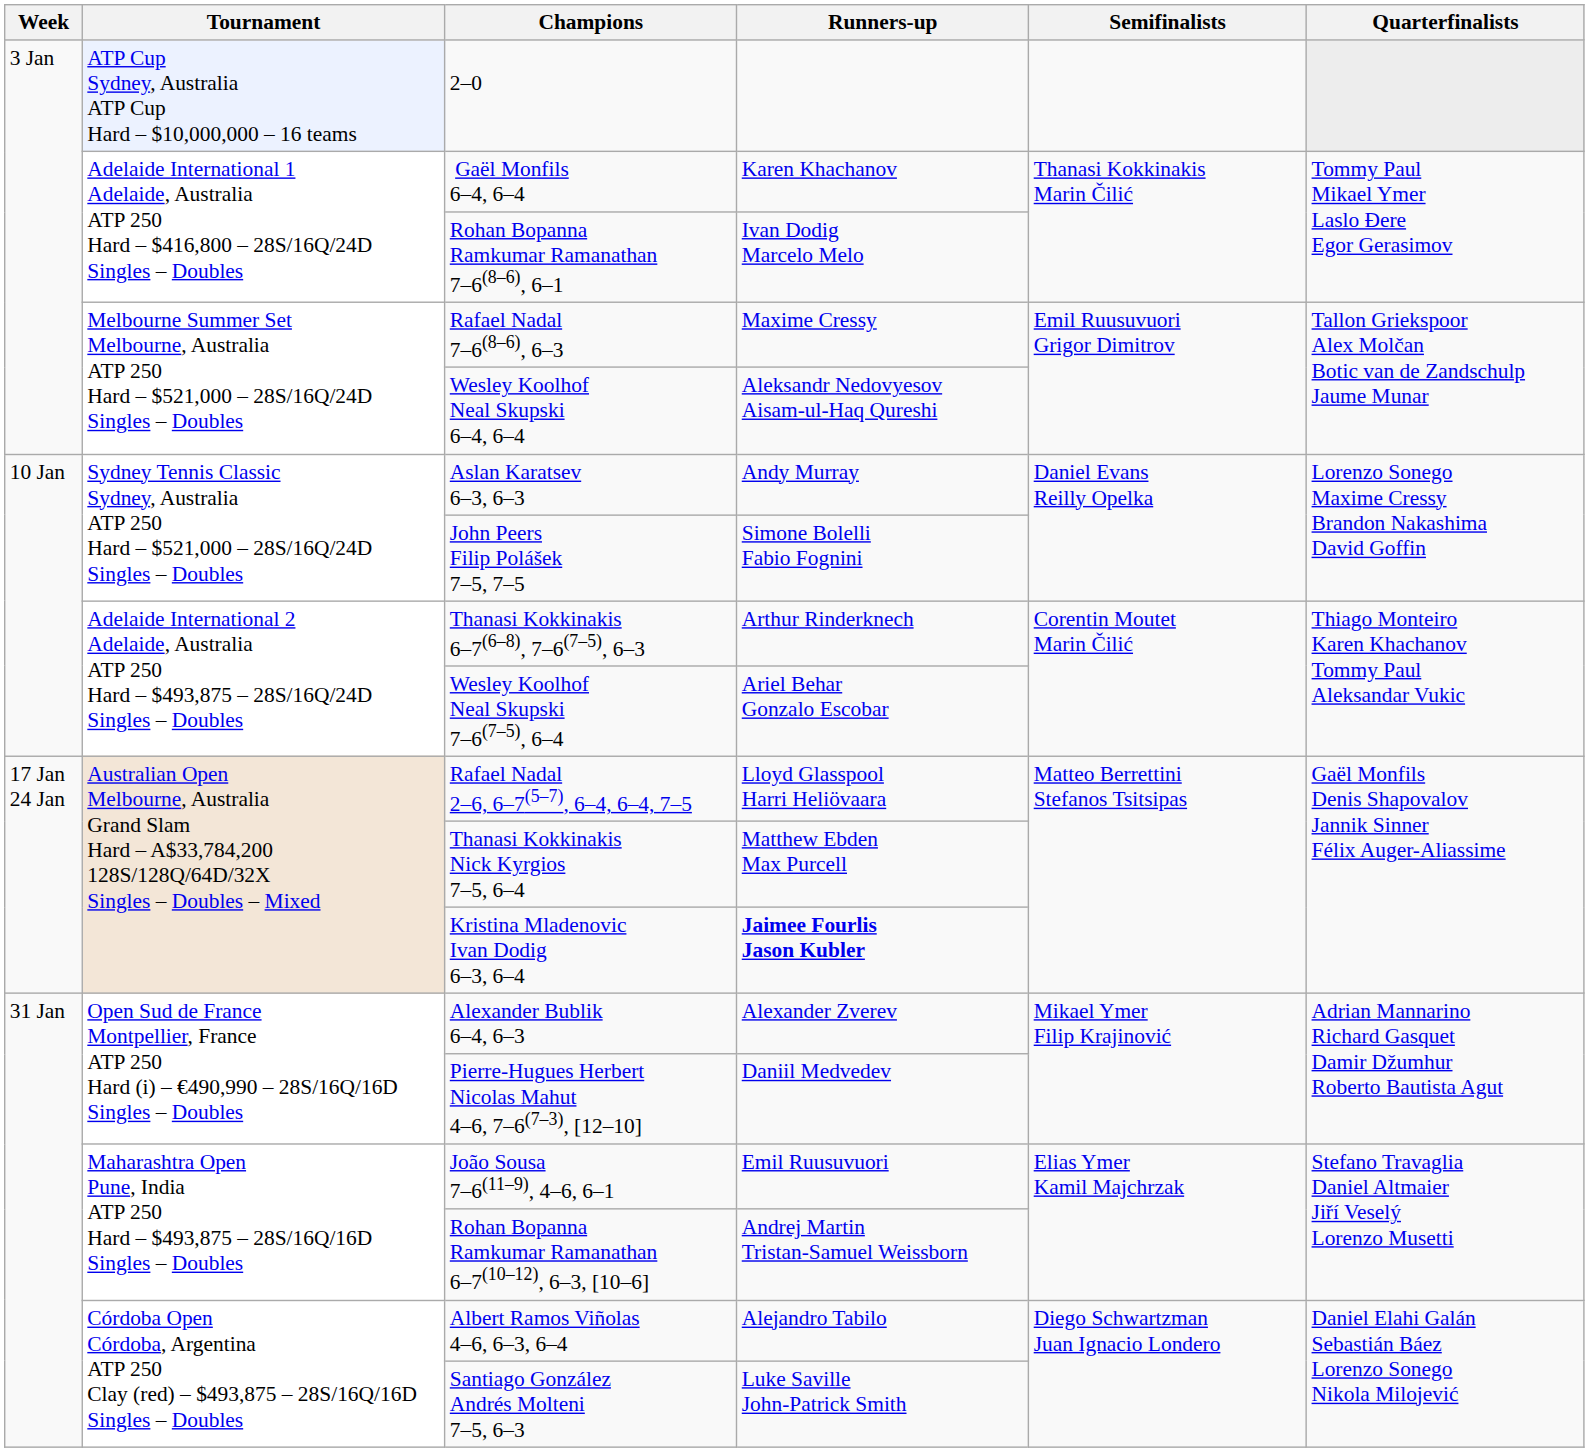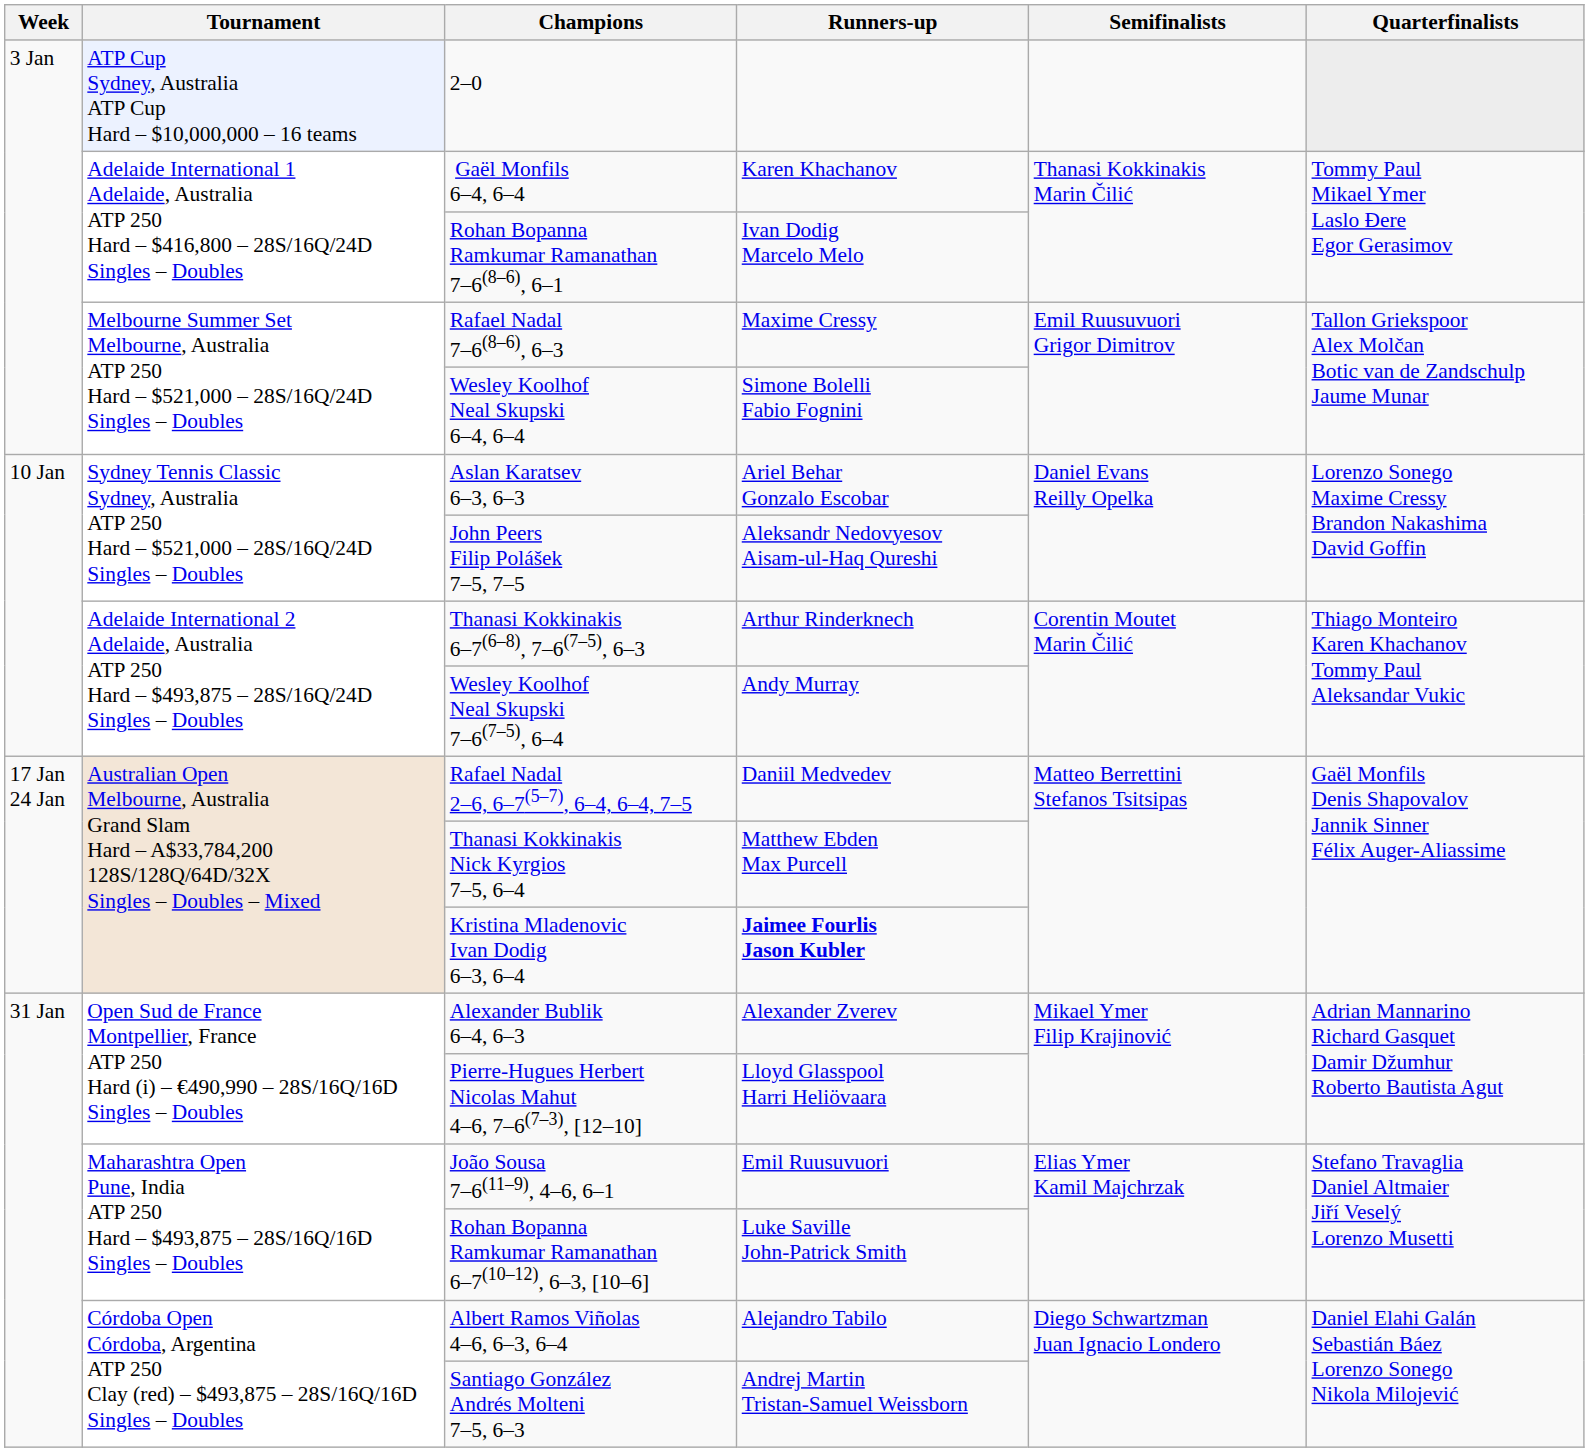(842, 398) Aleksandr Nedovyesov Aisam-ul-Haq Qureshi -> (806, 398) Simone Bolelli Fabio Fognini
(800, 471) Andy Murray -> (815, 484) Ariel Behar Gonzalo Escobar
(806, 544) Simone Bolelli Fabio Fognini -> (842, 544) Aleksandr Nedovyesov Aisam-ul-Haq Qureshi
(815, 695) Ariel Behar Gonzalo Escobar -> (800, 683) Andy Murray
(814, 786) Lloyd Glasspool Harri Heliövaara -> (816, 773) Daniil Medvedev
(816, 1071) Daniil Medvedev -> (814, 1084) Lloyd Glasspool Harri Heliövaara
(855, 1239) Andrej Martin Tristan-Samuel Weissborn -> (824, 1239) Luke Saville John-Patrick Smith
(824, 1390) Luke Saville John-Patrick Smith -> (855, 1390) Andrej Martin Tristan-Samuel Weissborn
